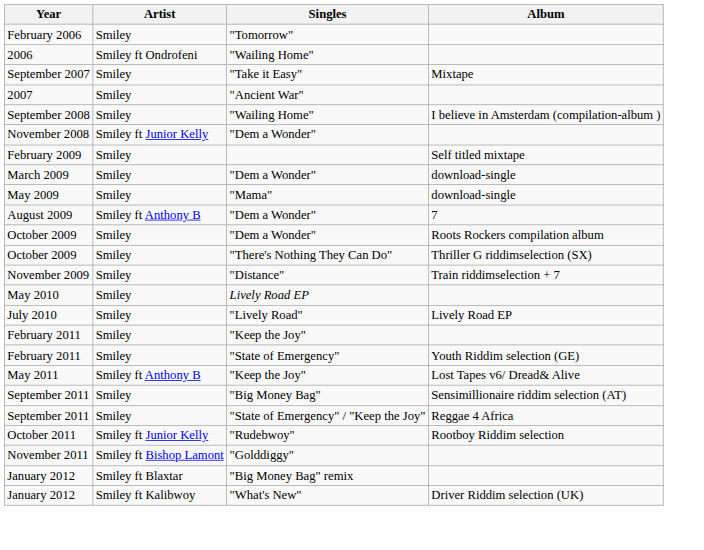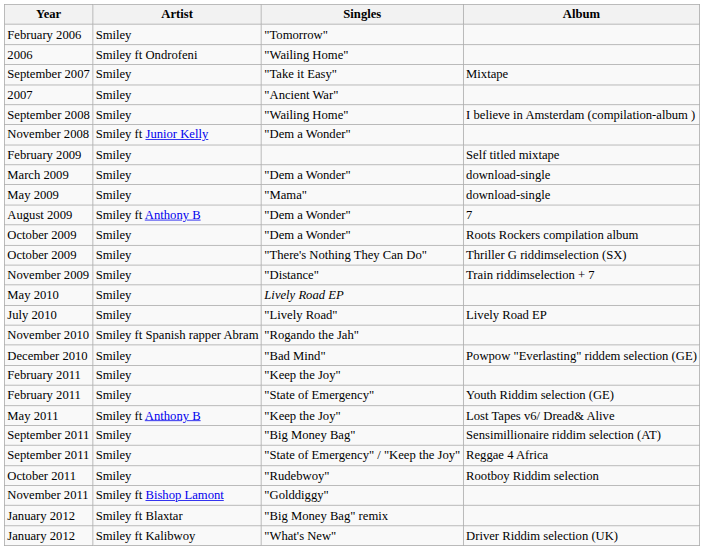+ row: (48, 335)
+ row: (47, 355)
(152, 435) Smiley ft Junior Kelly -> (114, 475) Smiley
